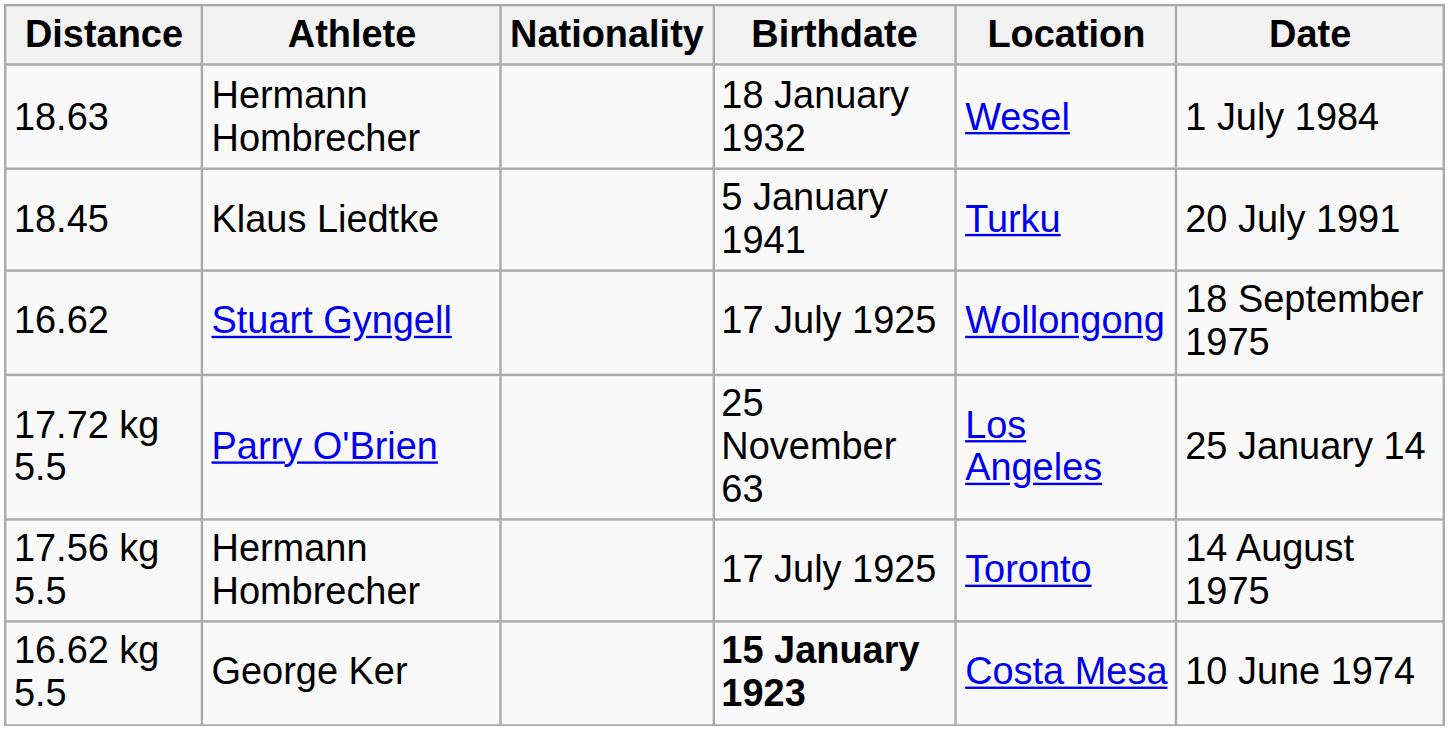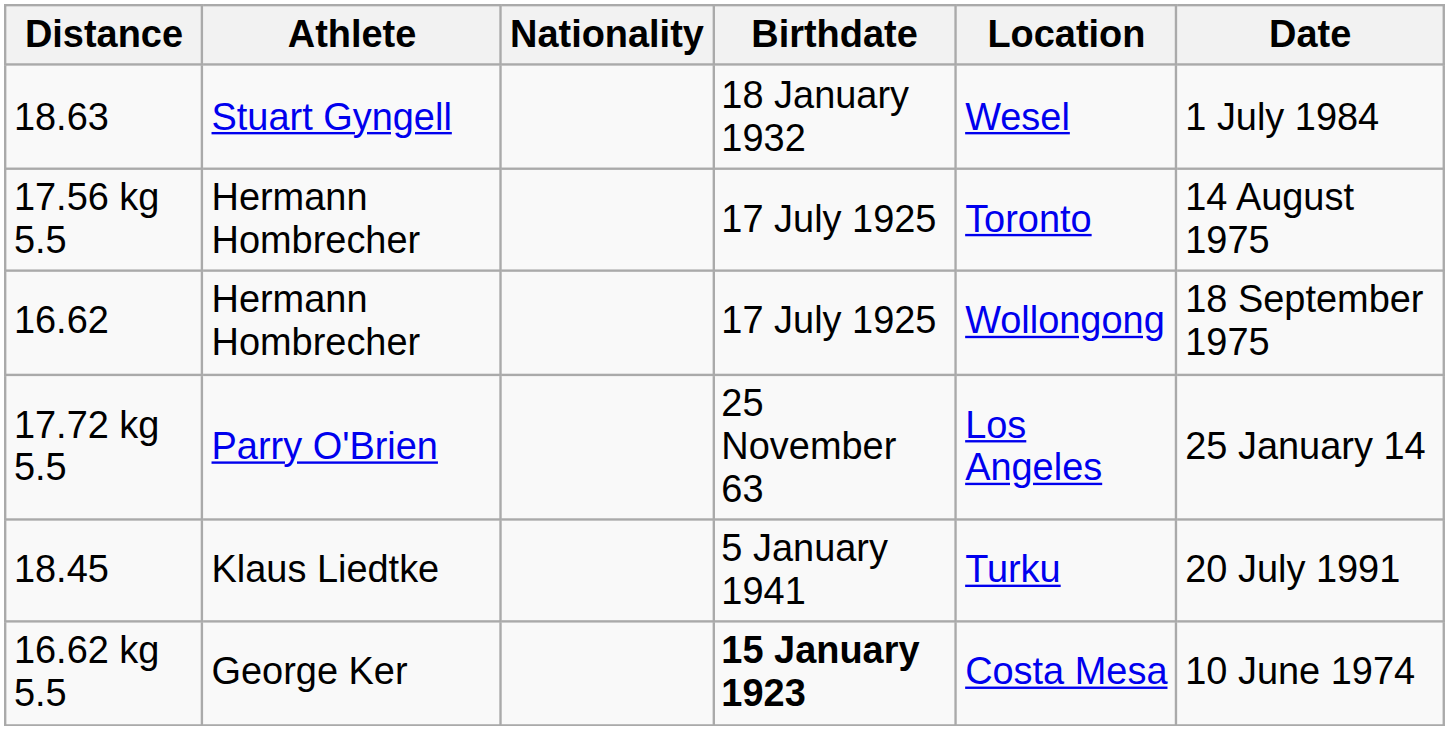(316, 116) Hermann Hombrecher -> (332, 116) Stuart Gyngell
rows swapped: (61, 218) <-> (87, 569)
(332, 321) Stuart Gyngell -> (316, 321) Hermann Hombrecher
